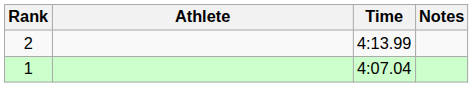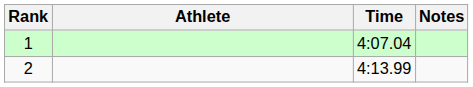rows swapped: (28, 69) <-> (28, 43)
